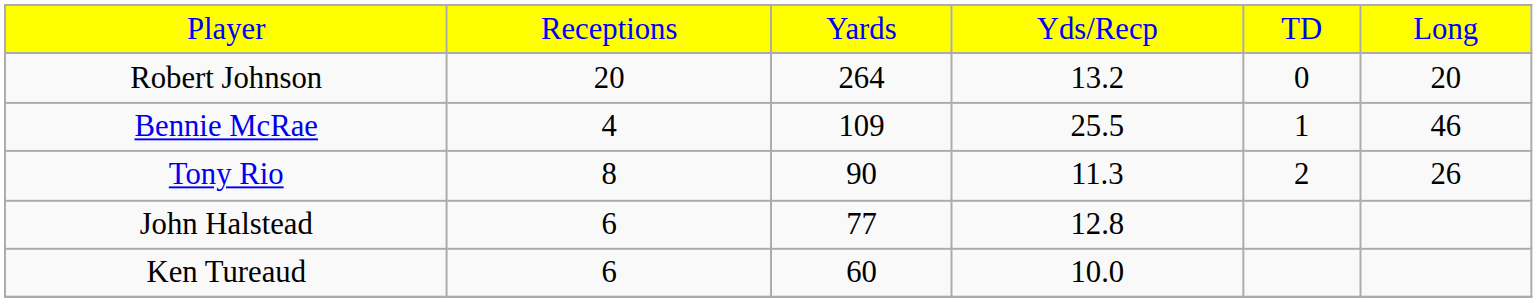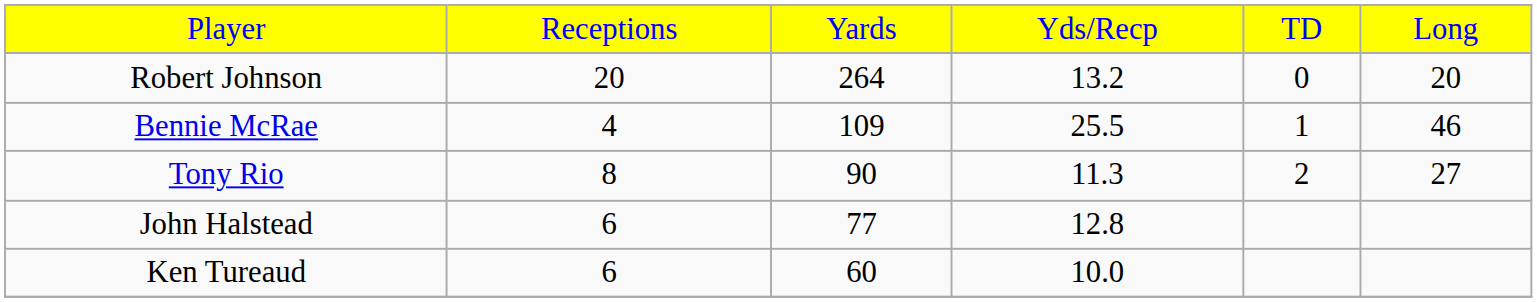(1446, 175) 26 -> (1446, 175) 27
